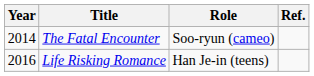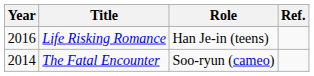rows swapped: (101, 37) <-> (104, 60)
